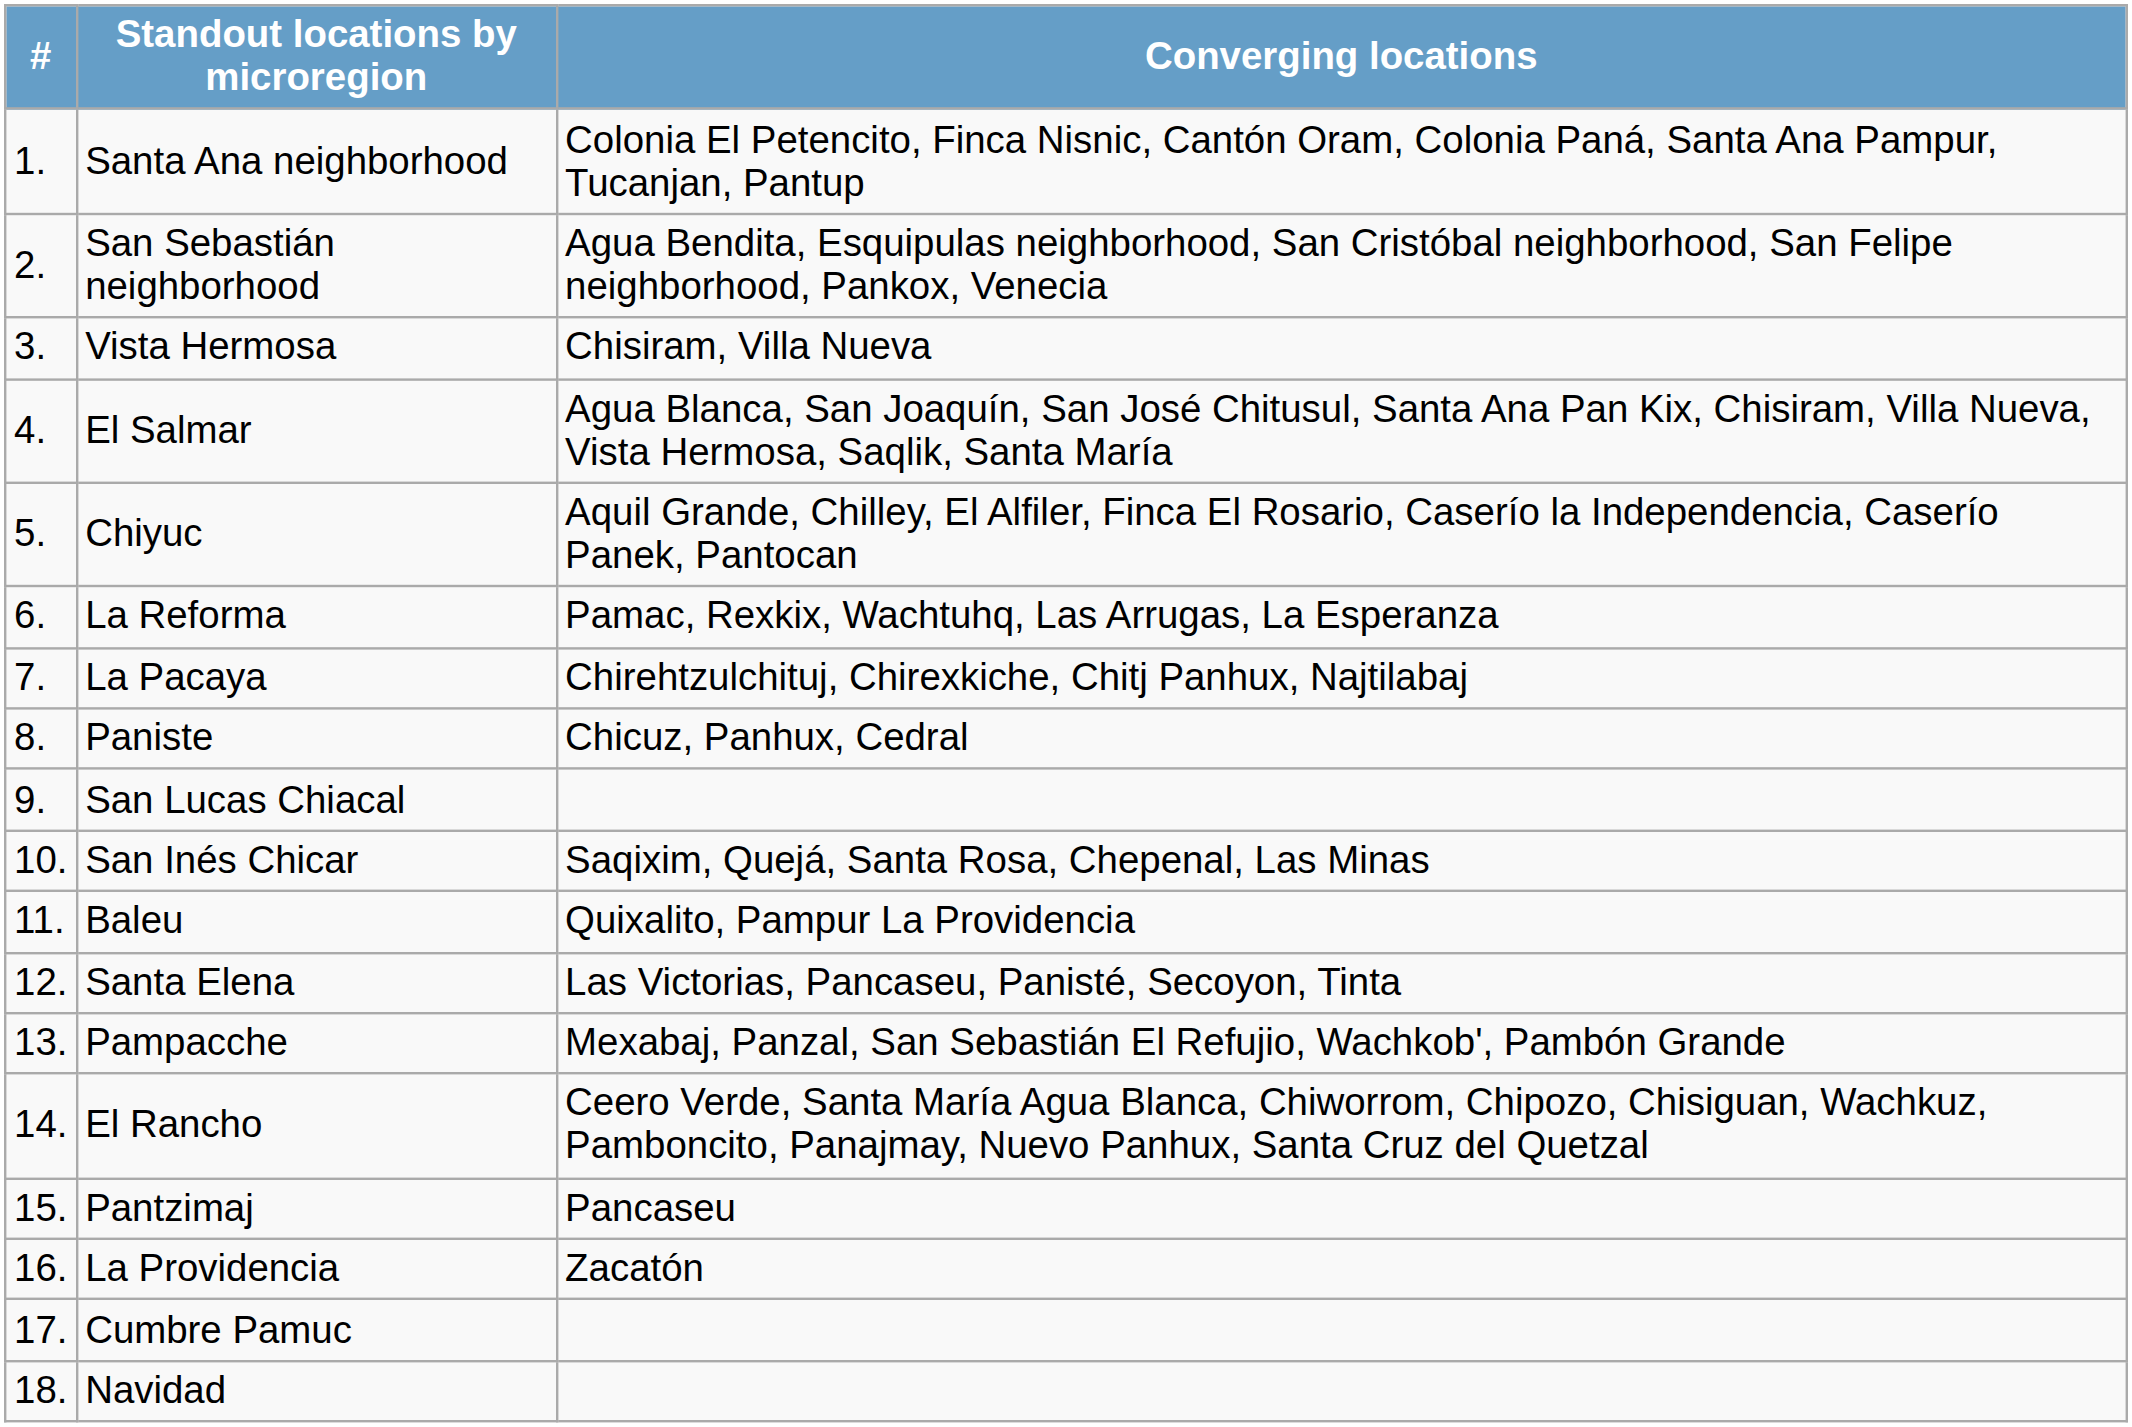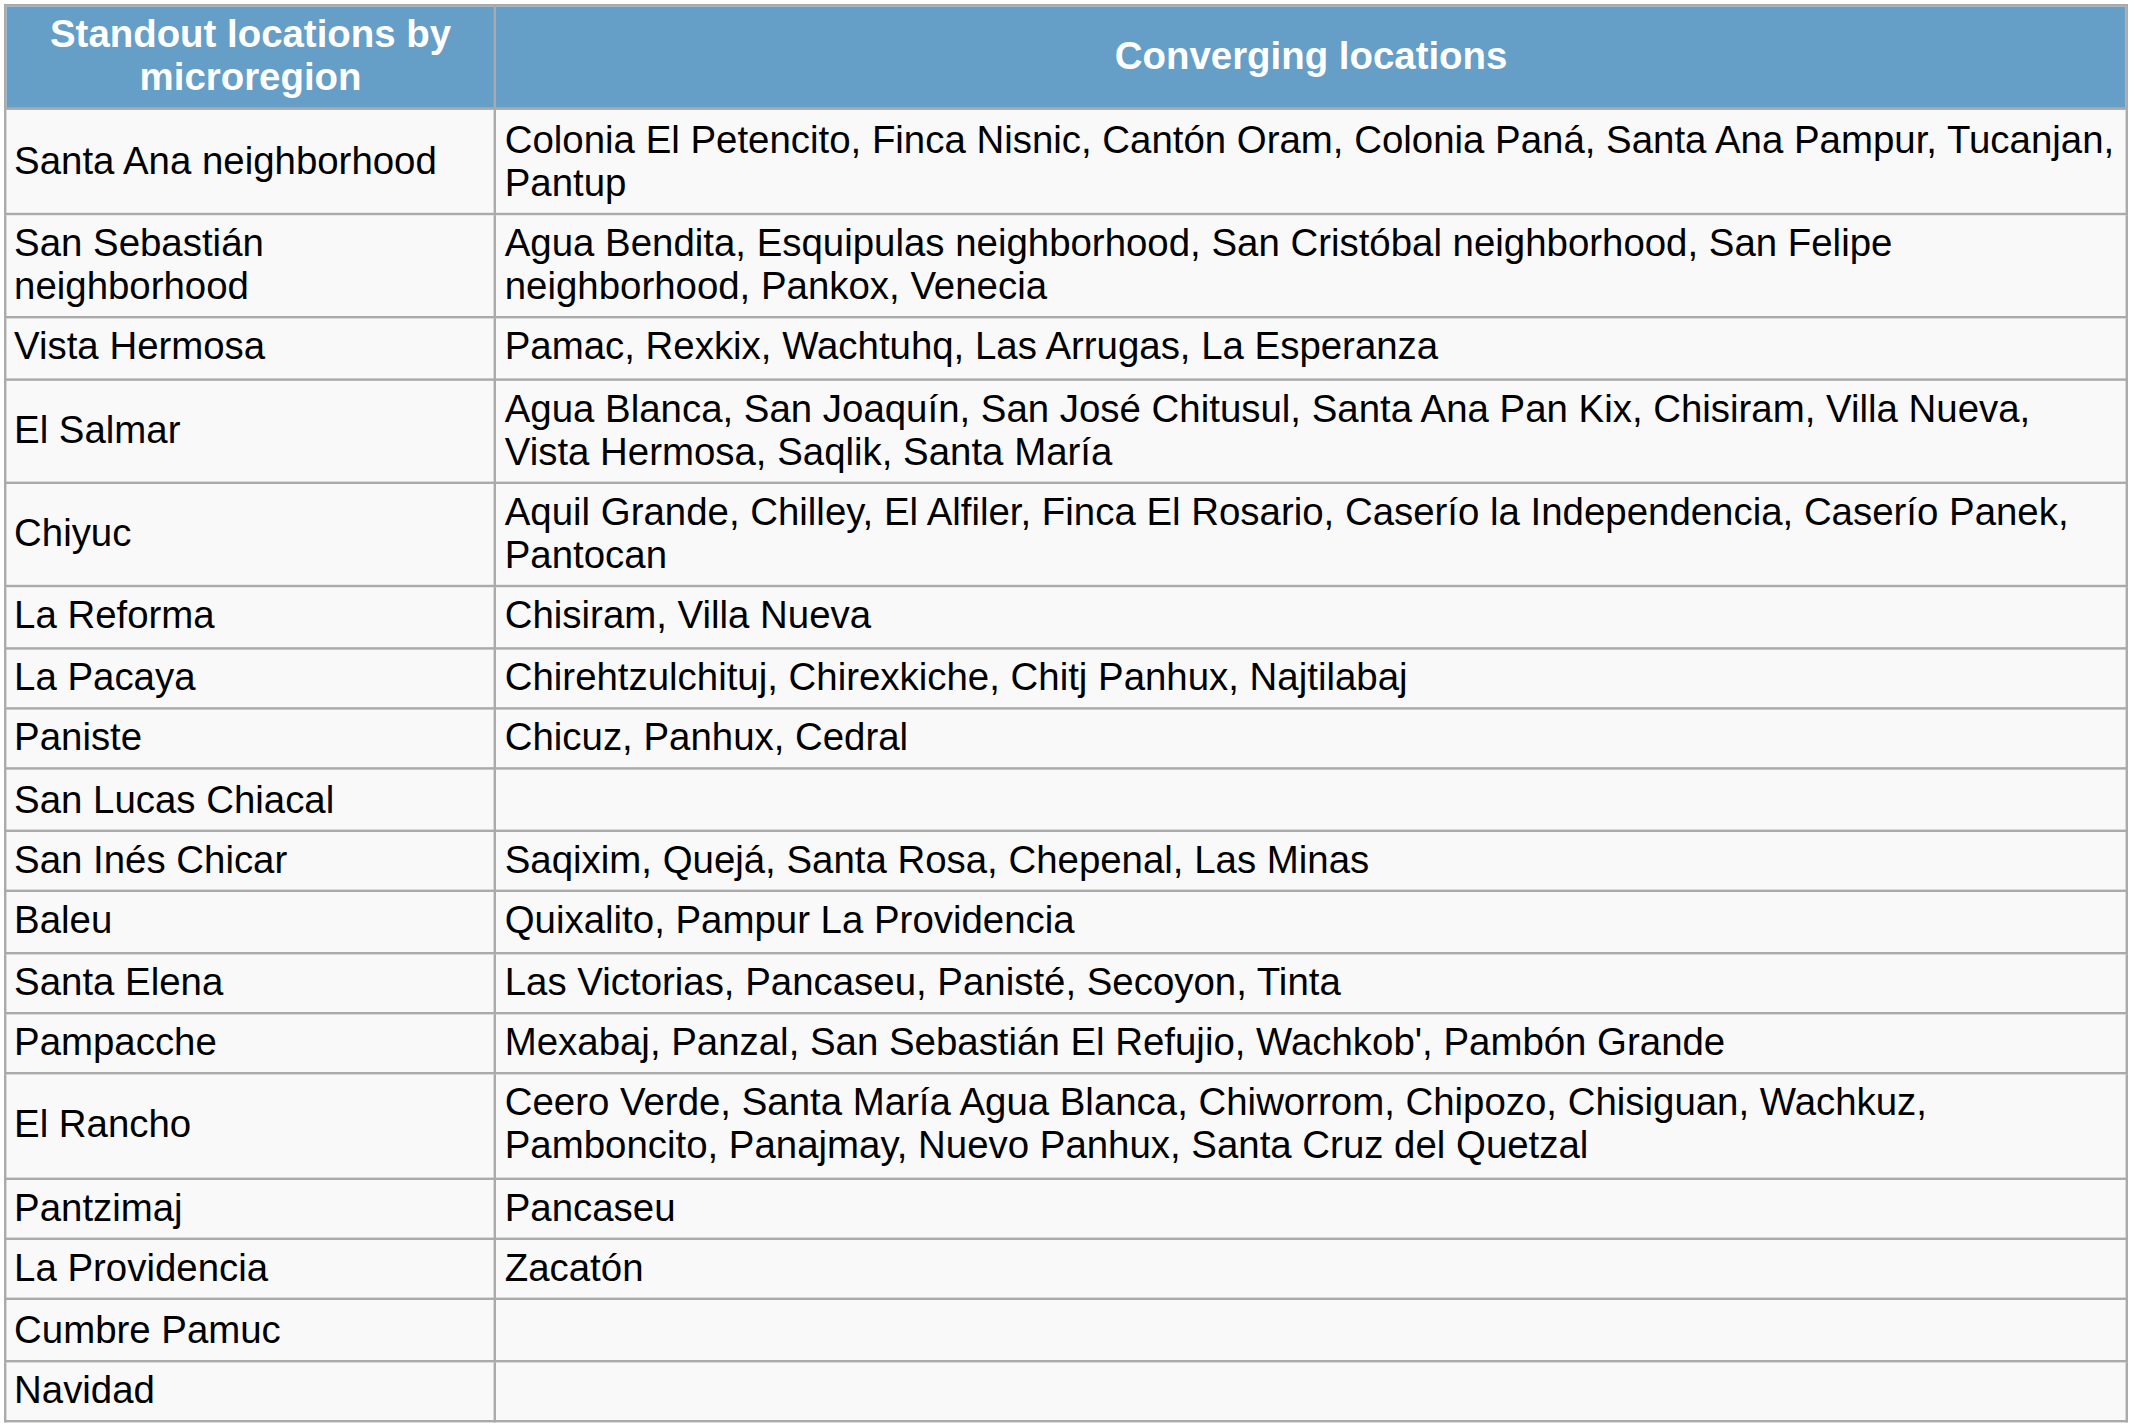- column: (41, 56)
(748, 347) Chisiram, Villa Nueva -> (971, 347) Pamac, Rexkix, Wachtuhq, Las Arrugas, La Esperanza
(1032, 616) Pamac, Rexkix, Wachtuhq, Las Arrugas, La Esperanza -> (688, 616) Chisiram, Villa Nueva
